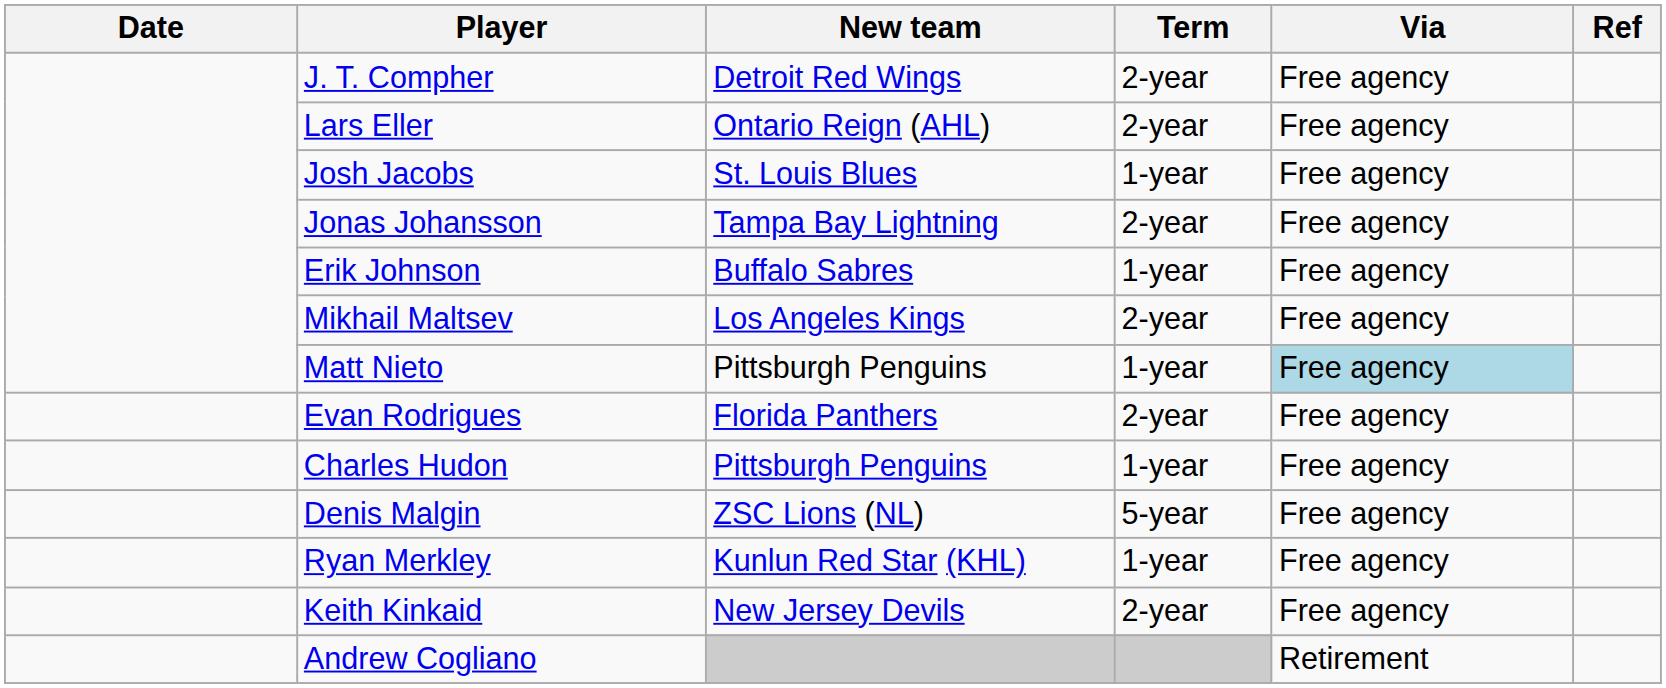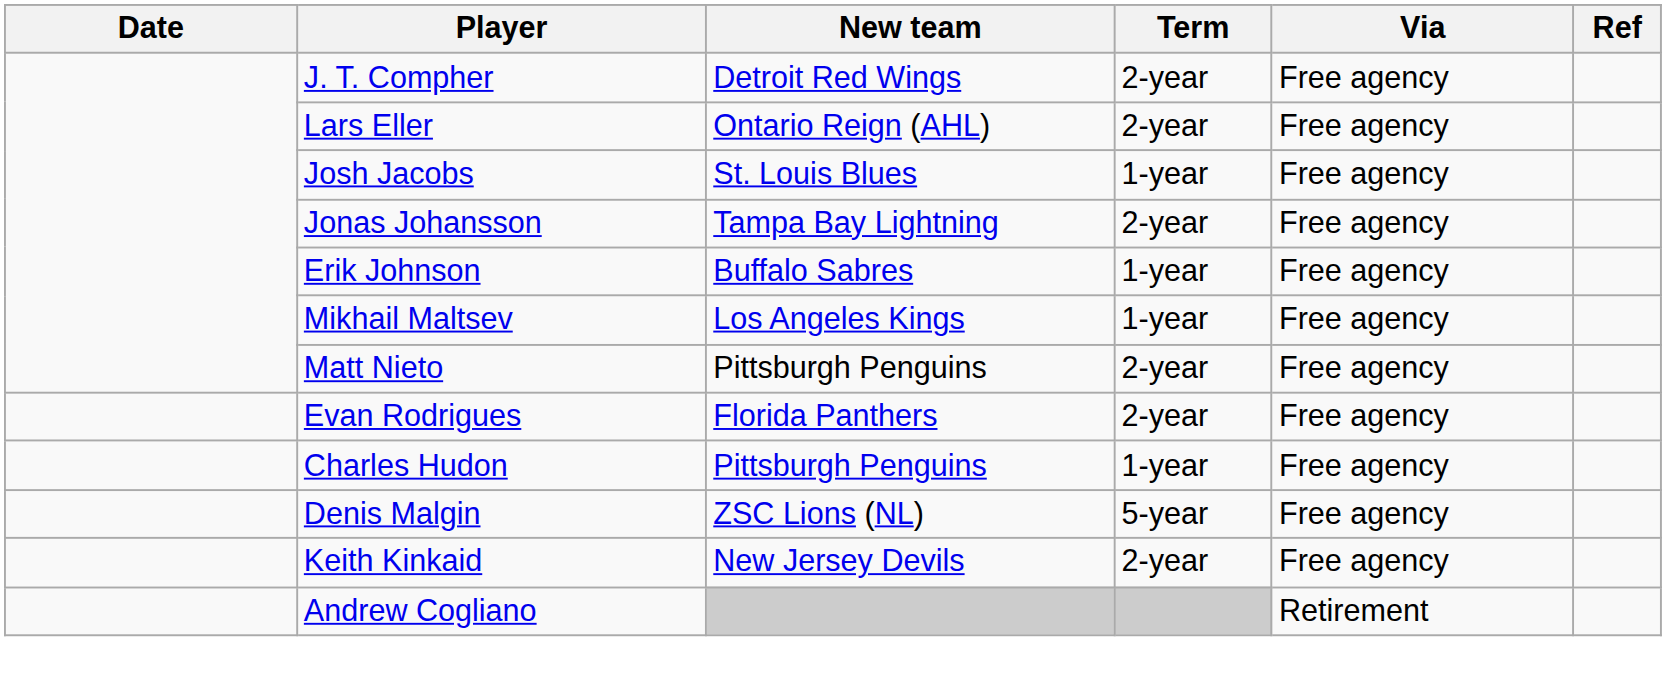(1165, 319) 2-year -> (1165, 319) 1-year
(1165, 367) 1-year -> (1165, 367) 2-year
(1364, 367) lightblue background -> (1364, 367) no background
- row: (397, 561)
